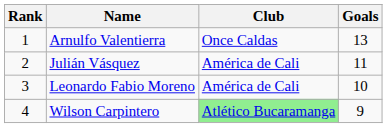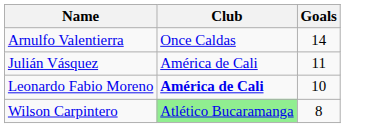- column: (25, 16)
(360, 39) 13 -> (319, 39) 14
(251, 87) normal -> (212, 87) bold
(360, 110) 9 -> (319, 110) 8
